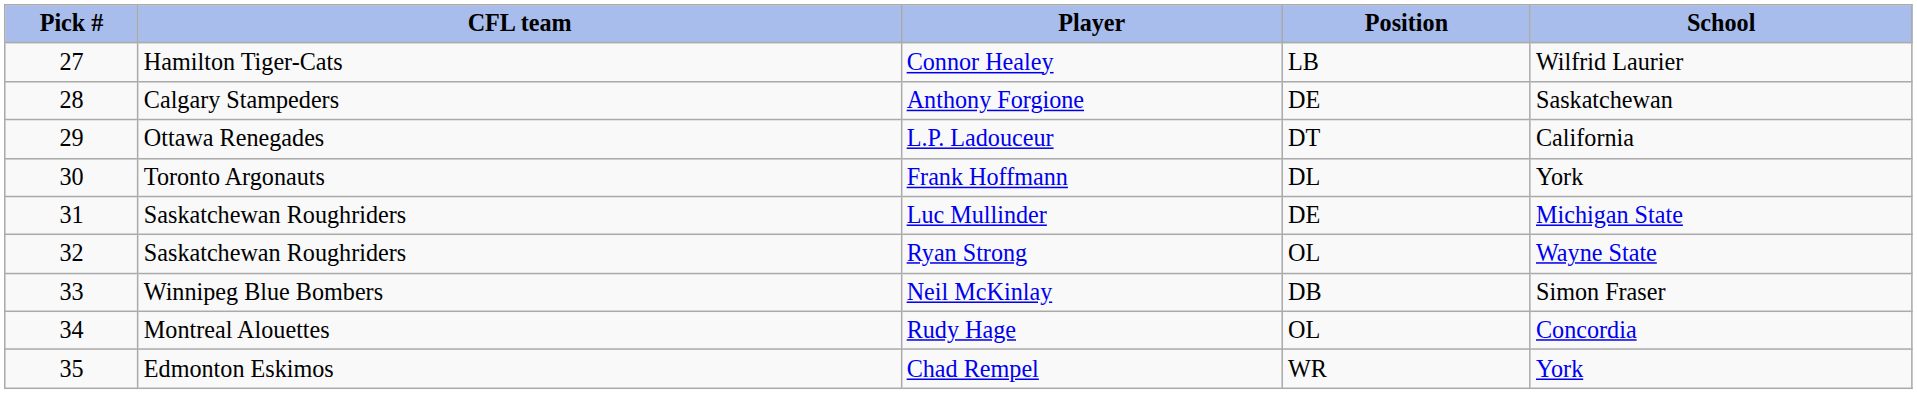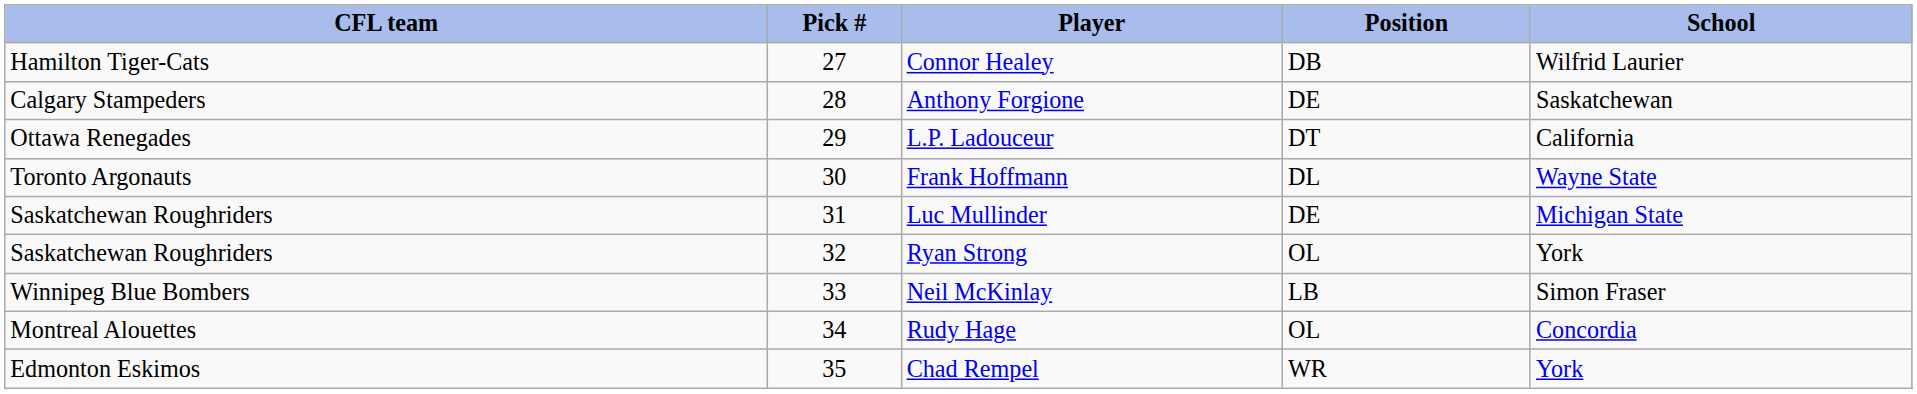columns swapped: (72, 23) <-> (520, 23)
(1304, 61) LB -> (1305, 61) DB
(1560, 176) York -> (1596, 176) Wayne State
(1596, 253) Wayne State -> (1560, 253) York
(1305, 291) DB -> (1304, 291) LB
